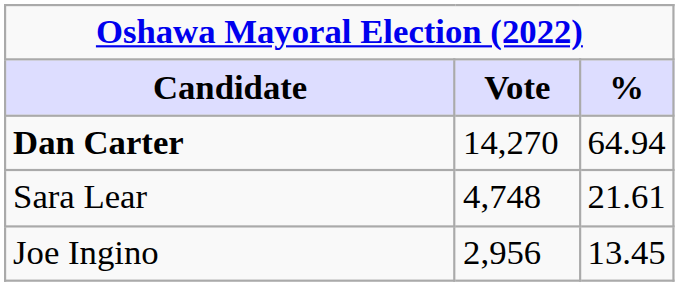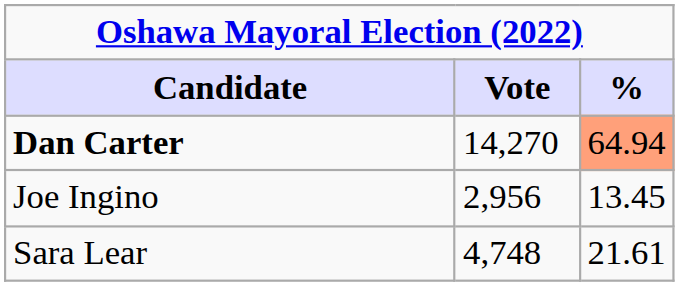(627, 142) no background -> (627, 142) lightsalmon background
rows swapped: (80, 197) <-> (86, 252)
